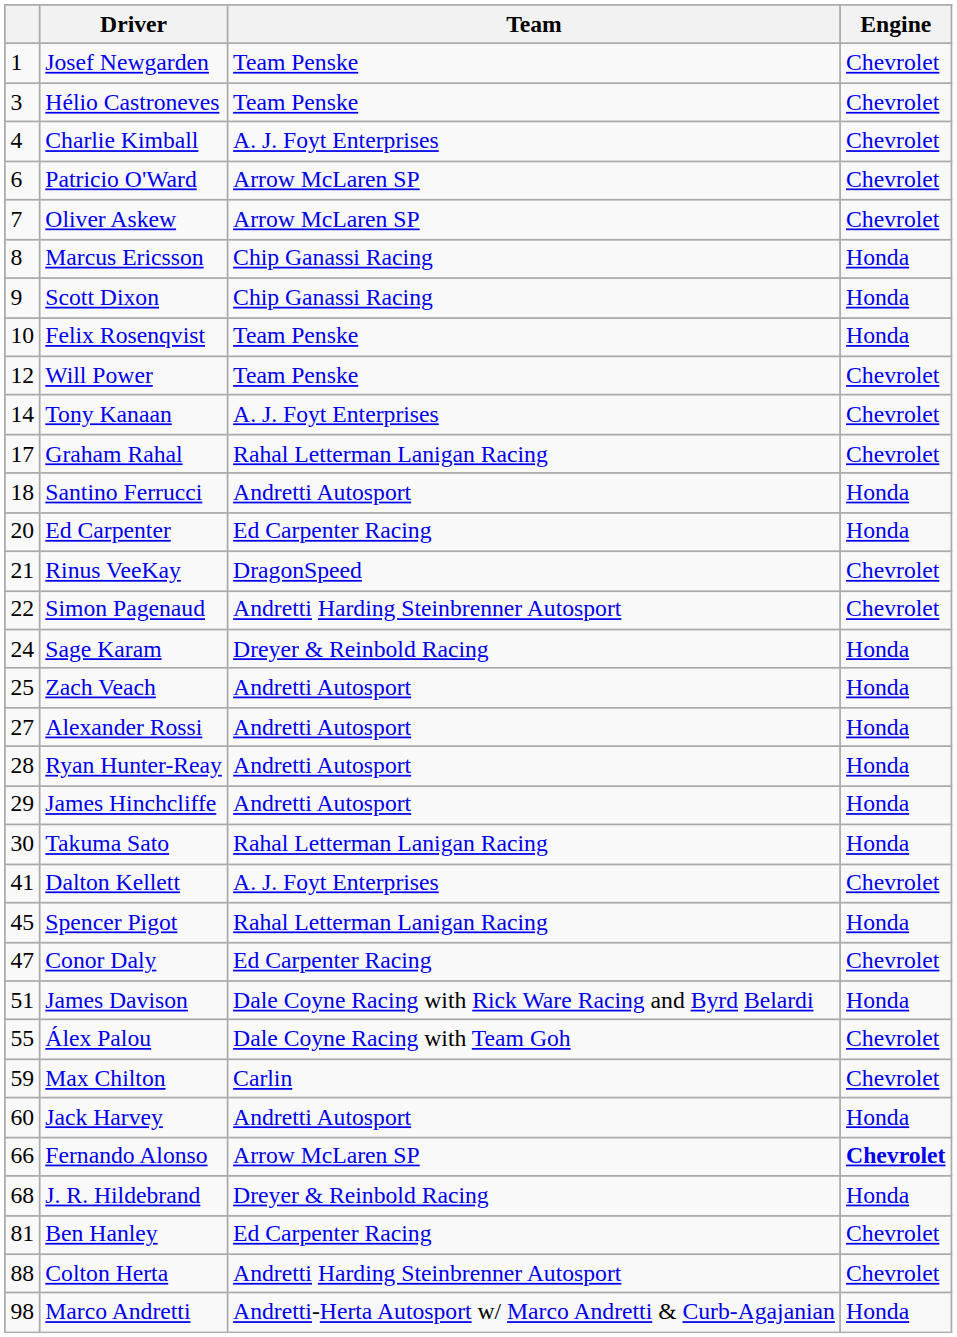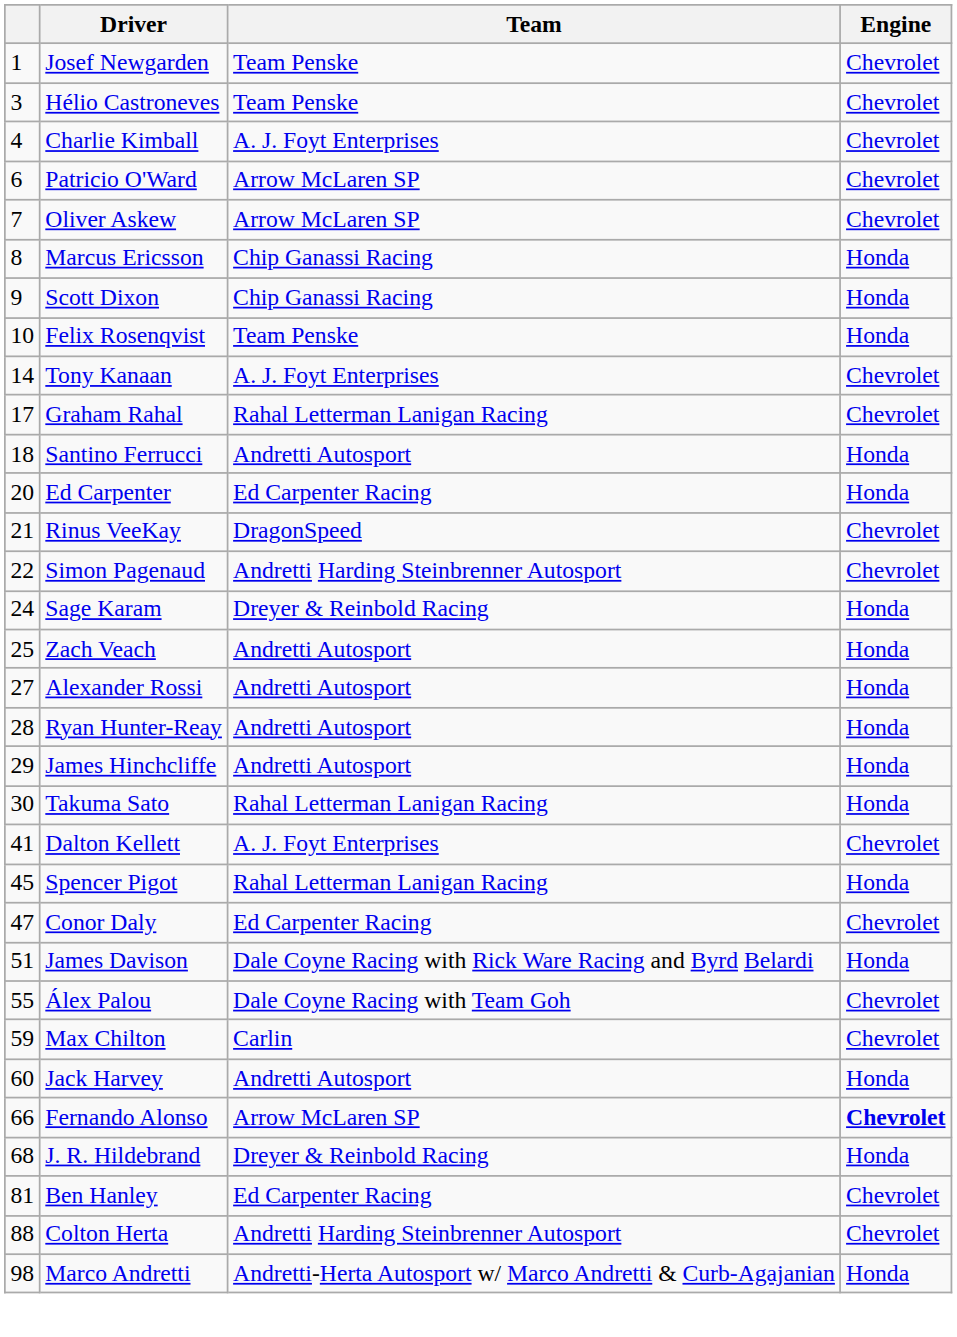- row: (99, 374)
